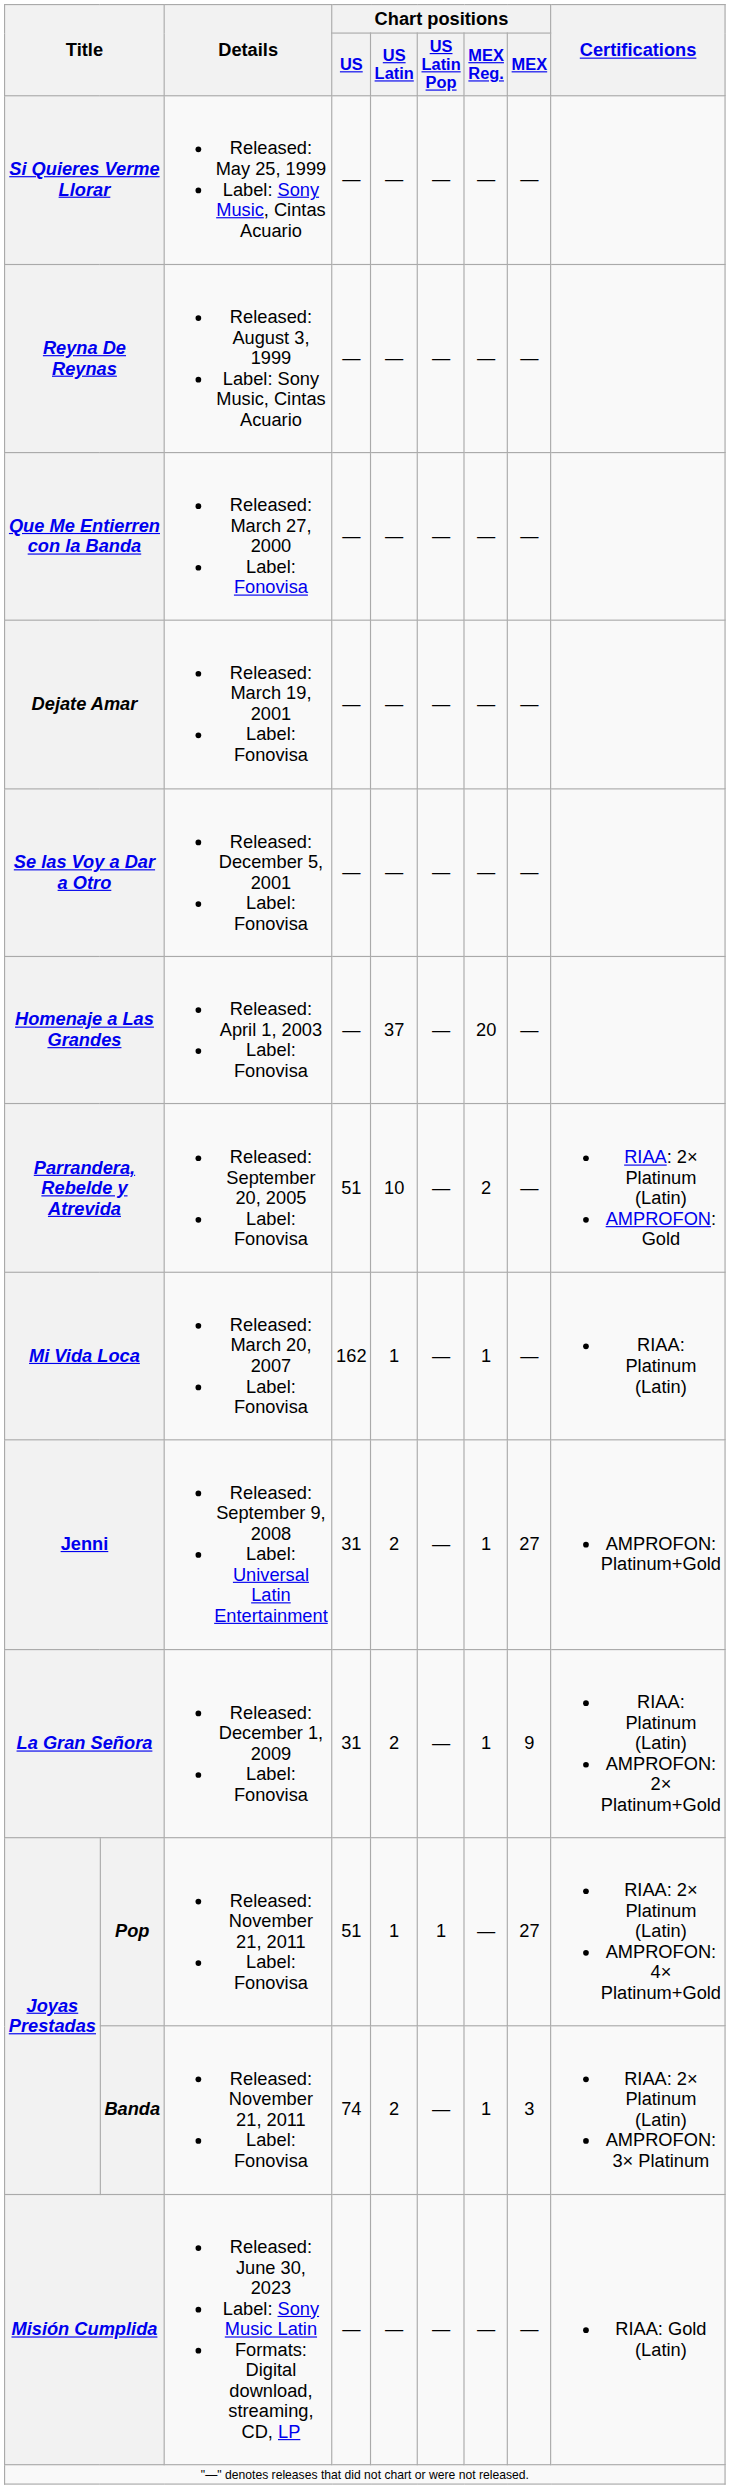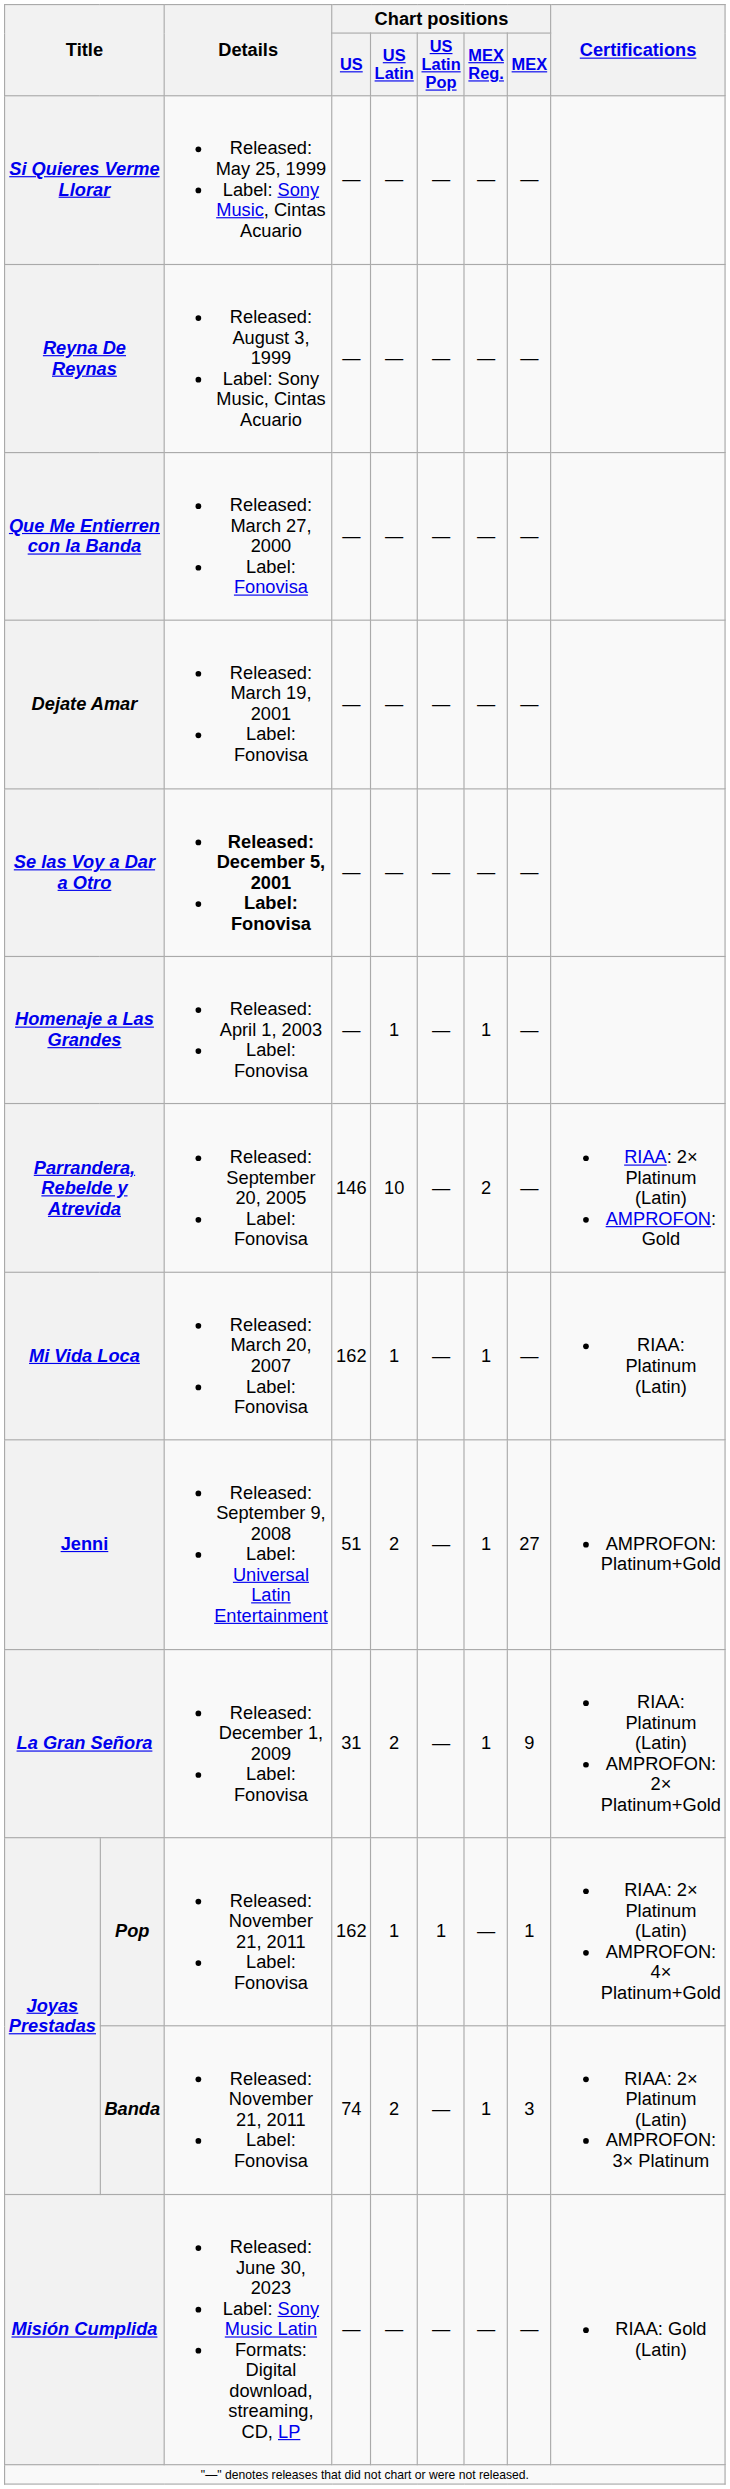(248, 883) normal -> (248, 883) bold
(394, 1030) 37 -> (394, 1030) 1
(486, 1030) 20 -> (486, 1030) 1
(351, 1187) 51 -> (351, 1187) 146
(351, 1544) 31 -> (351, 1544) 51
(351, 1931) 51 -> (351, 1931) 162
(529, 1931) 27 -> (529, 1931) 1
